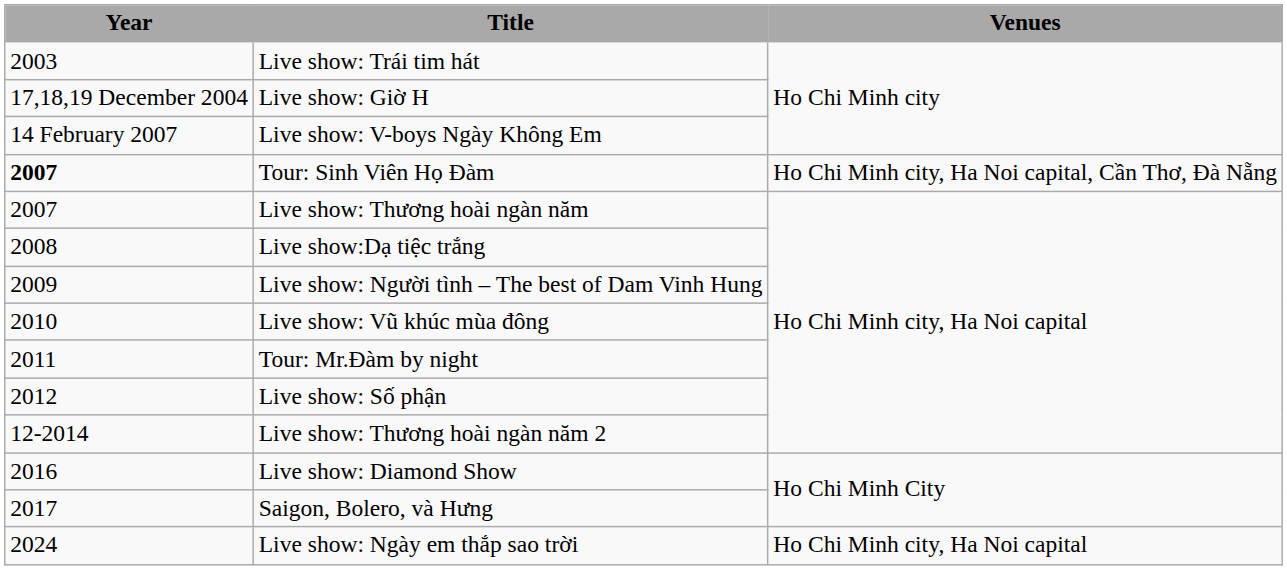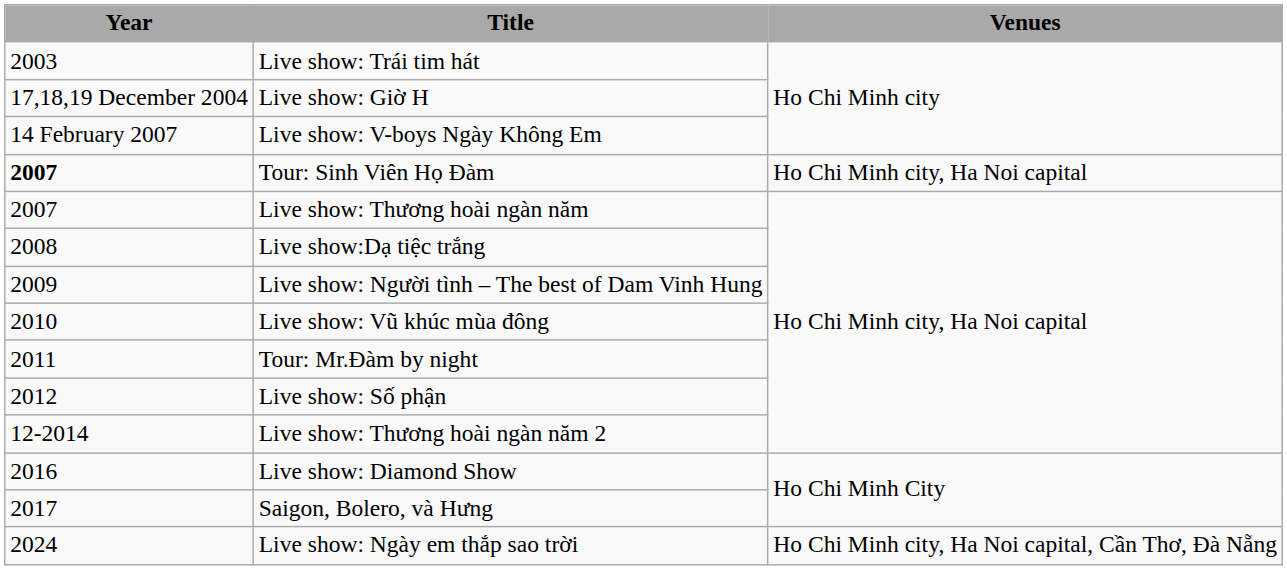(1025, 172) Ho Chi Minh city, Ha Noi capital, Cần Thơ, Đà Nẵng -> (930, 172) Ho Chi Minh city, Ha Noi capital
(930, 545) Ho Chi Minh city, Ha Noi capital -> (1025, 545) Ho Chi Minh city, Ha Noi capital, Cần Thơ, Đà Nẵng
